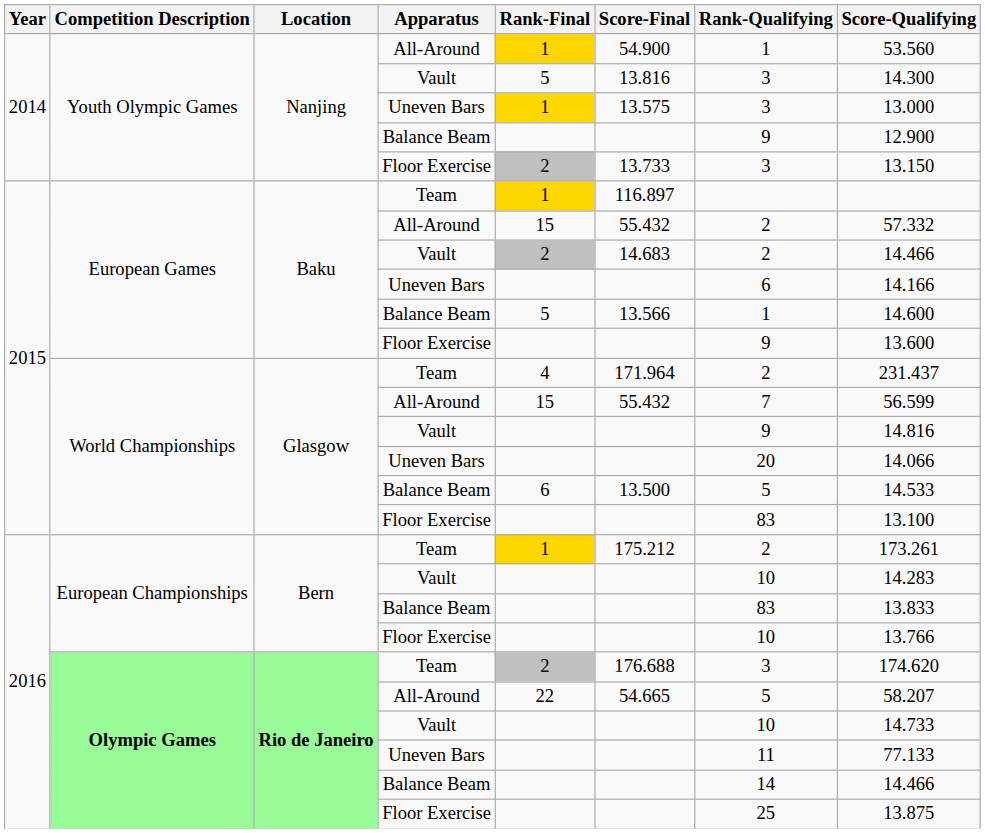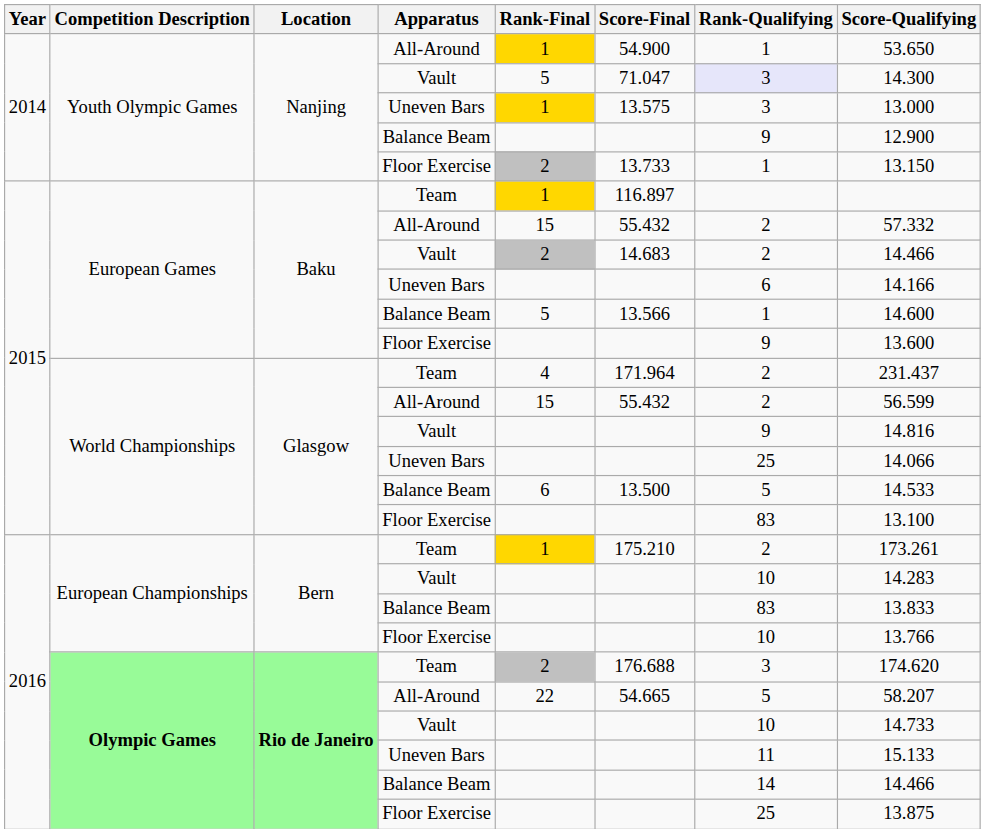(909, 48) 53.560 -> (909, 48) 53.650
(645, 78) 13.816 -> (645, 78) 71.047
(766, 78) no background -> (766, 78) lavender background
(766, 166) 3 -> (766, 166) 1
(766, 401) 7 -> (766, 401) 2
(766, 460) 20 -> (766, 460) 25
(645, 549) 175.212 -> (645, 549) 175.210
(909, 755) 77.133 -> (909, 755) 15.133
